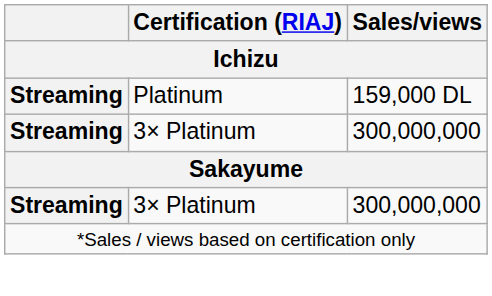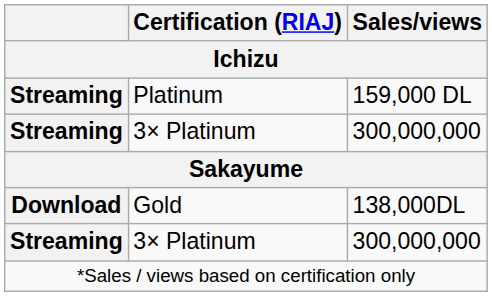+ row: (158, 205)
